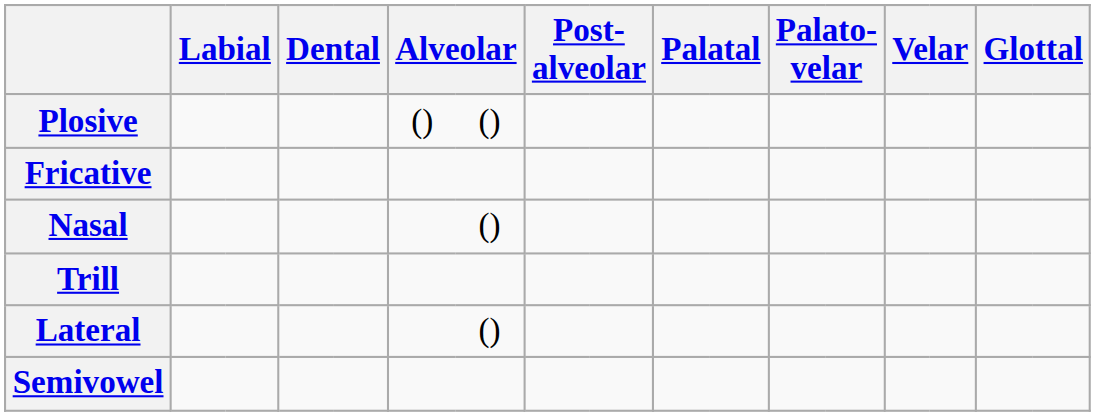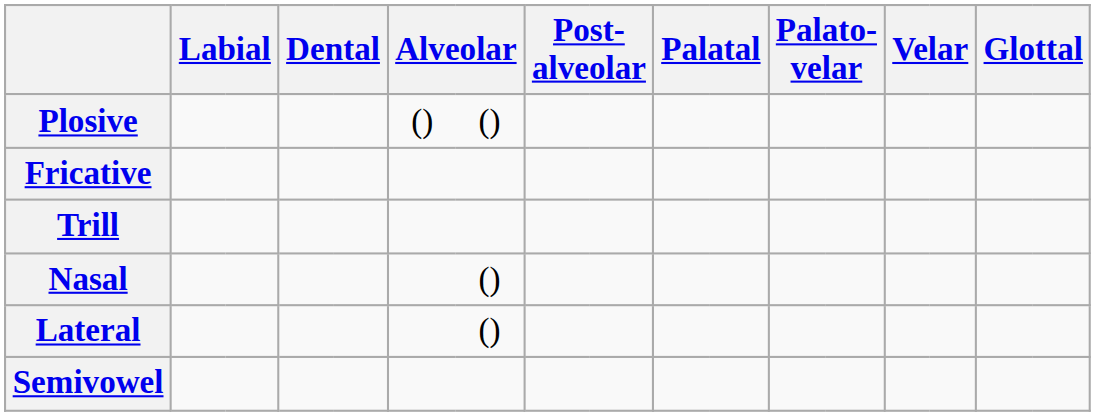rows swapped: (88, 225) <-> (88, 278)
